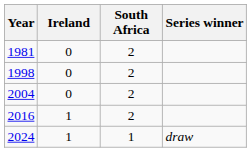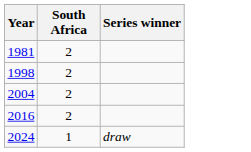- column: (69, 22)
